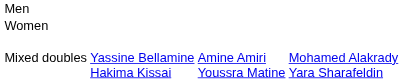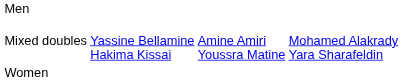rows swapped: (26, 26) <-> (46, 58)
